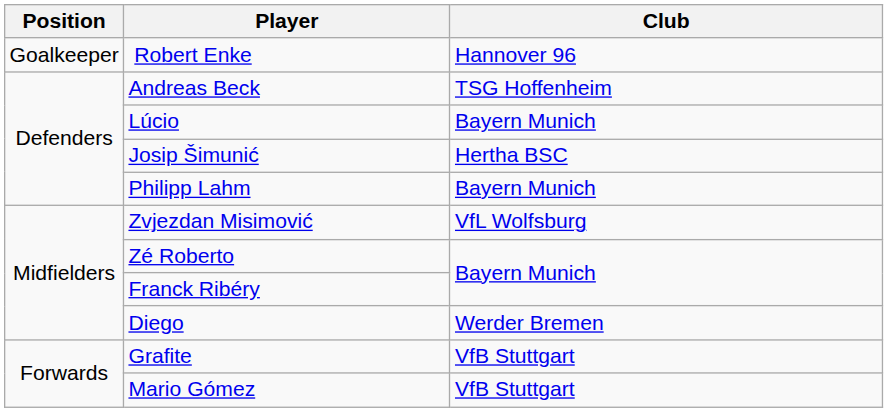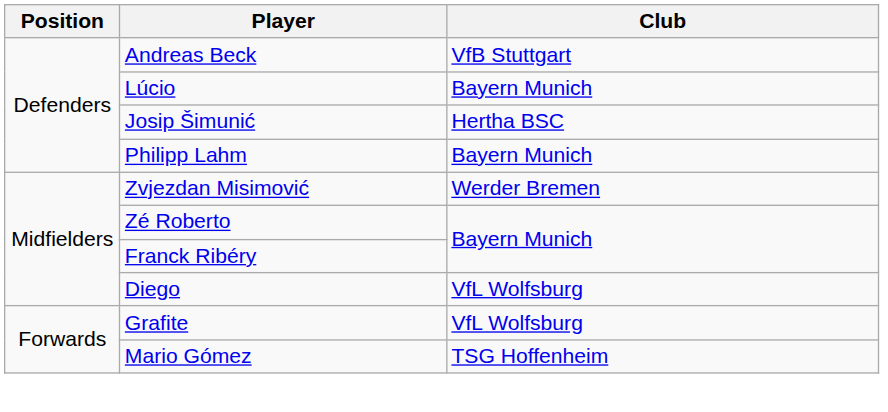- row: (190, 54)
(533, 88) TSG Hoffenheim -> (511, 54) VfB Stuttgart
(521, 222) VfL Wolfsburg -> (526, 188) Werder Bremen
(529, 322) Werder Bremen -> (517, 289) VfL Wolfsburg
(515, 356) VfB Stuttgart -> (517, 322) VfL Wolfsburg
(515, 389) VfB Stuttgart -> (530, 356) TSG Hoffenheim
